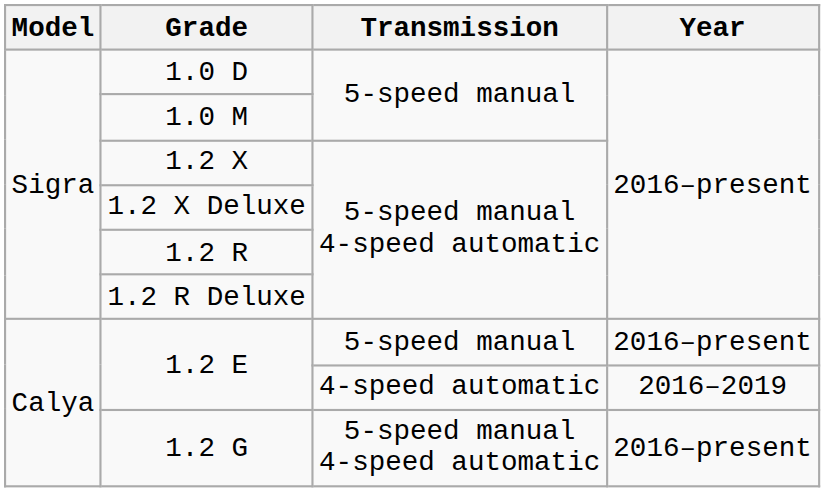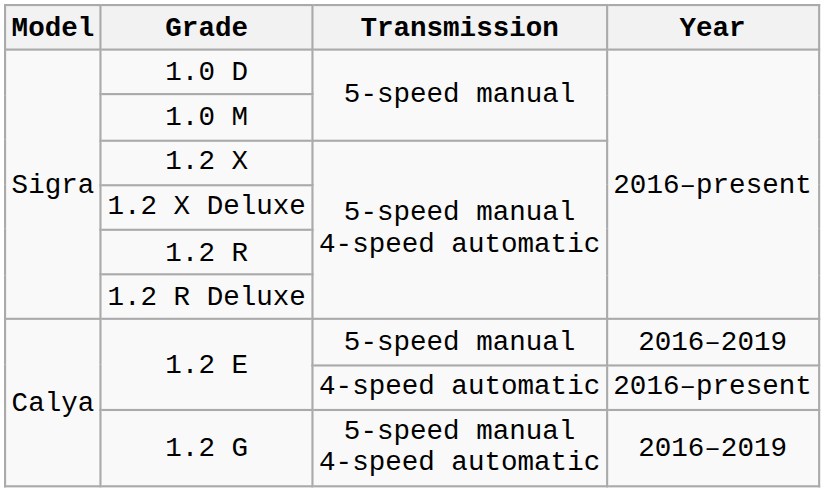(713, 342) 2016–present -> (713, 342) 2016–2019
(713, 387) 2016–2019 -> (713, 387) 2016–present
(713, 448) 2016–present -> (713, 448) 2016–2019
